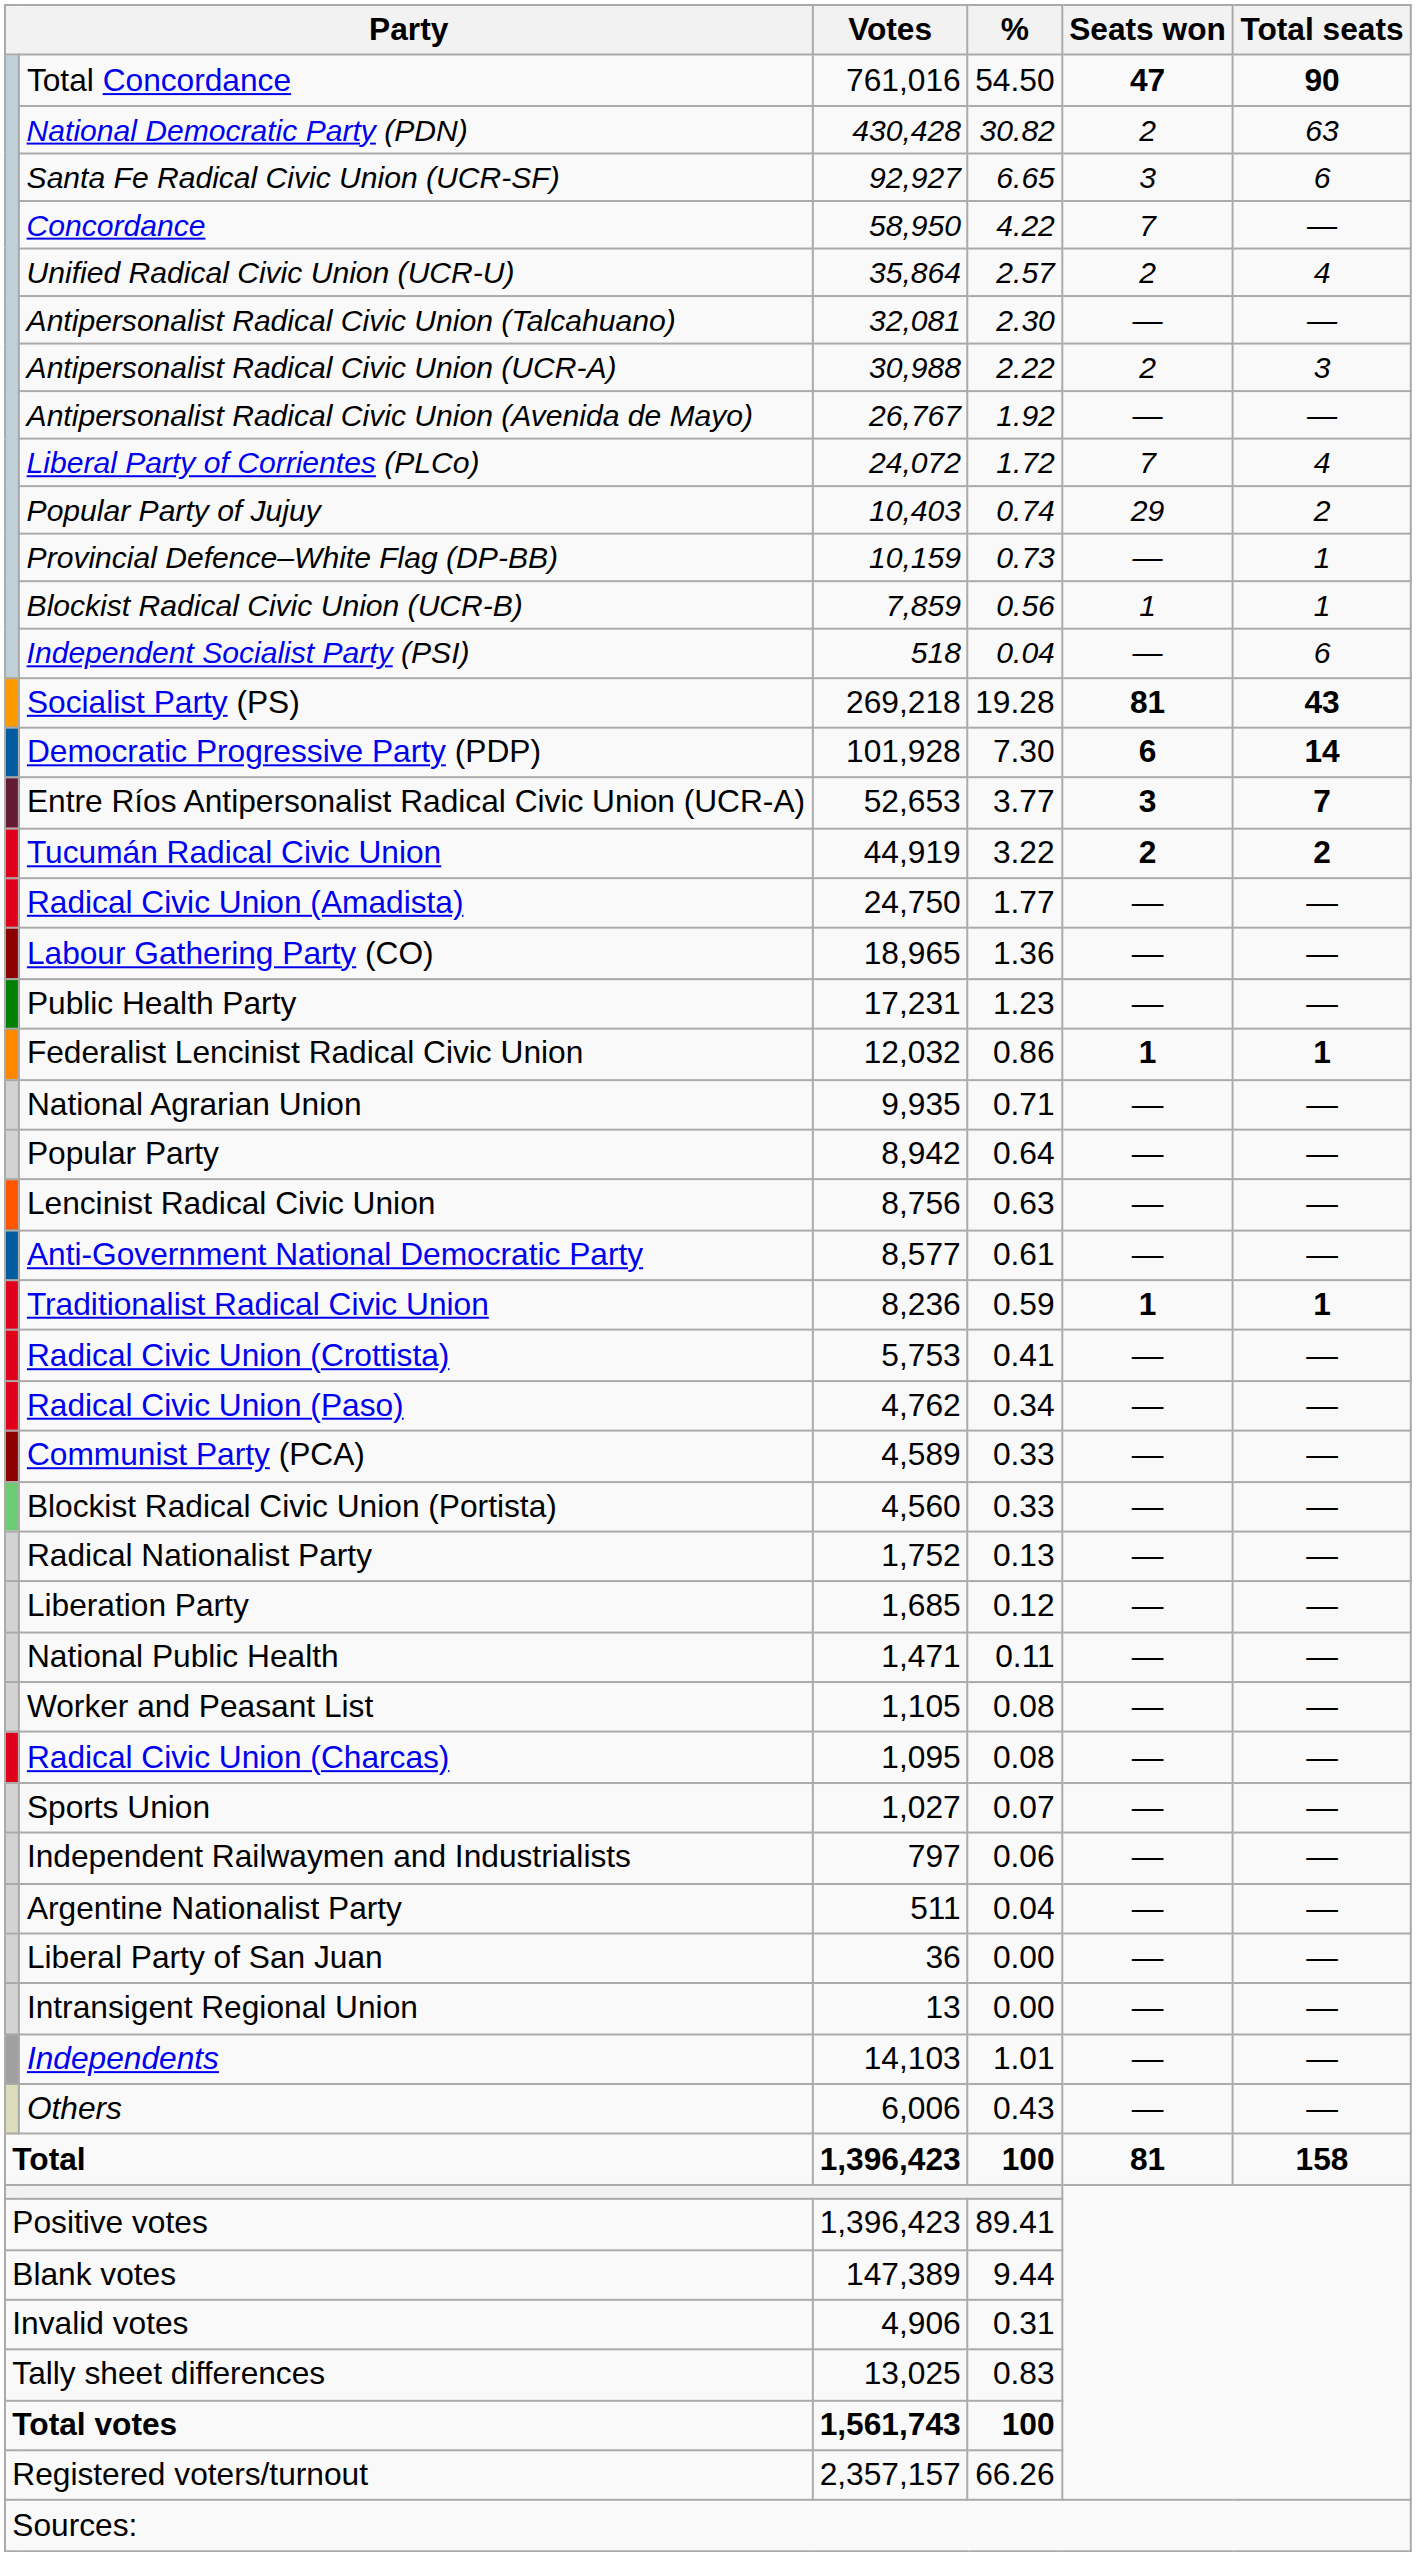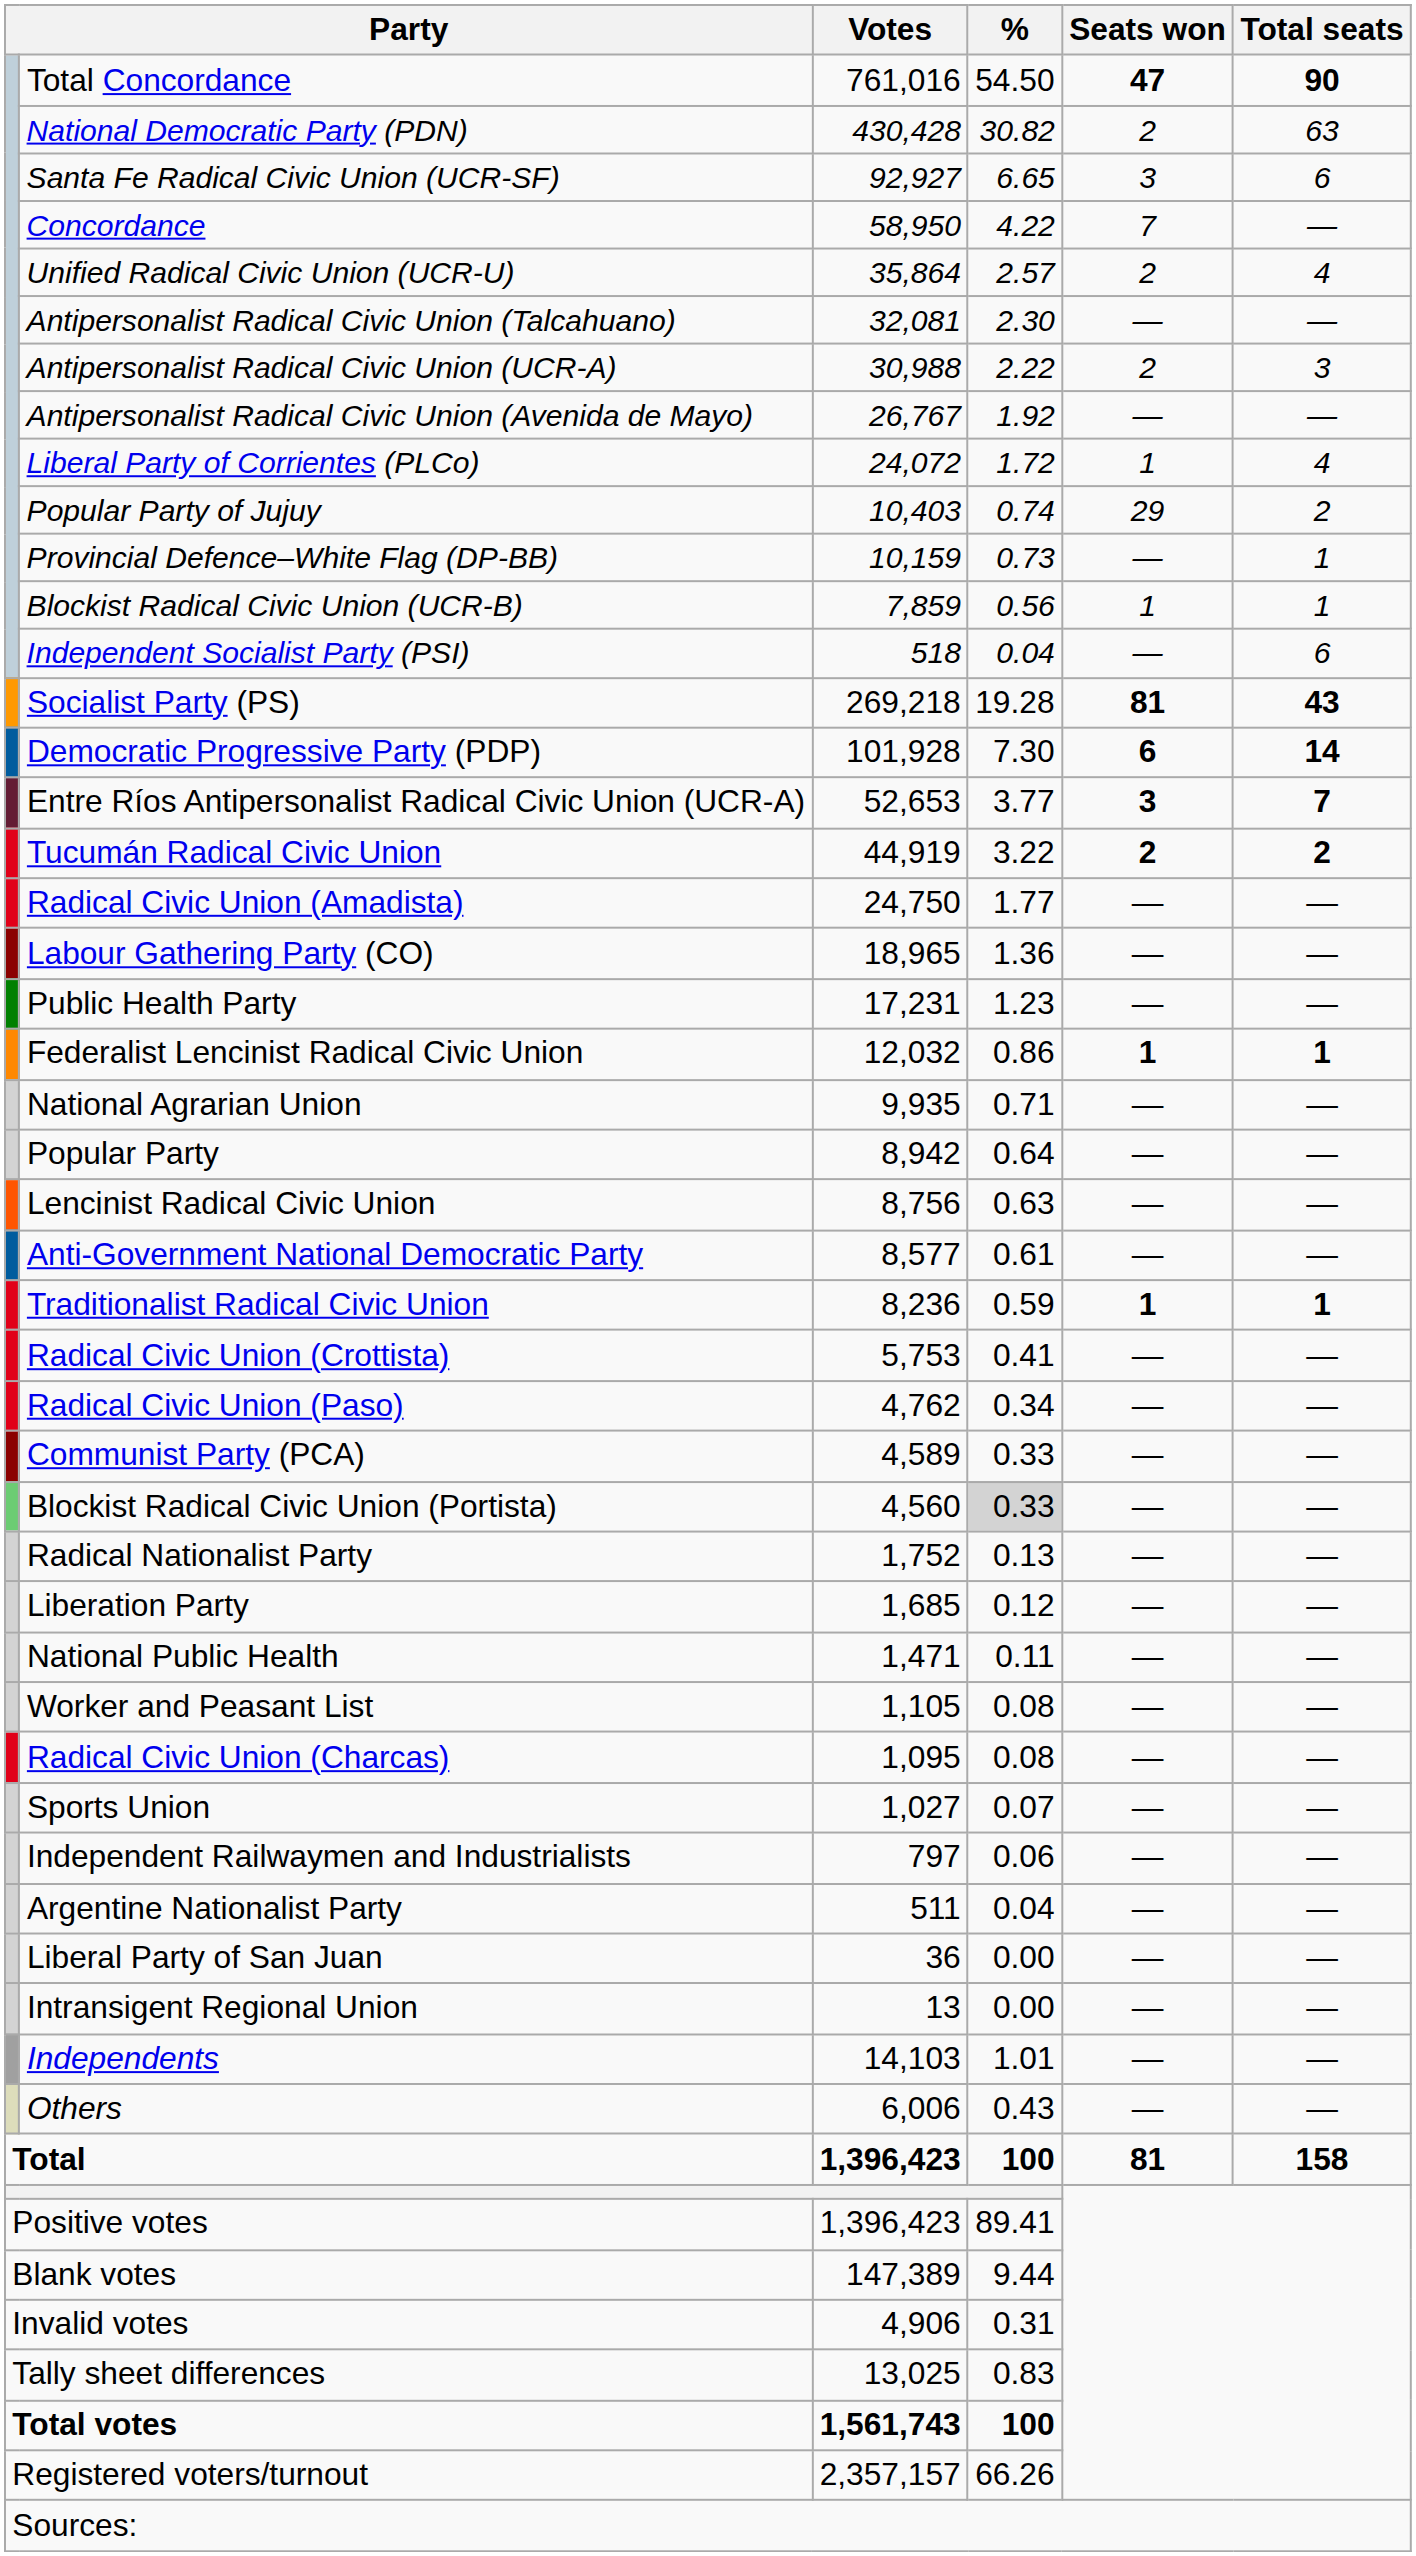(1147, 463) 7 -> (1147, 463) 1
(1024, 1505) no background -> (1024, 1505) lightgrey background
